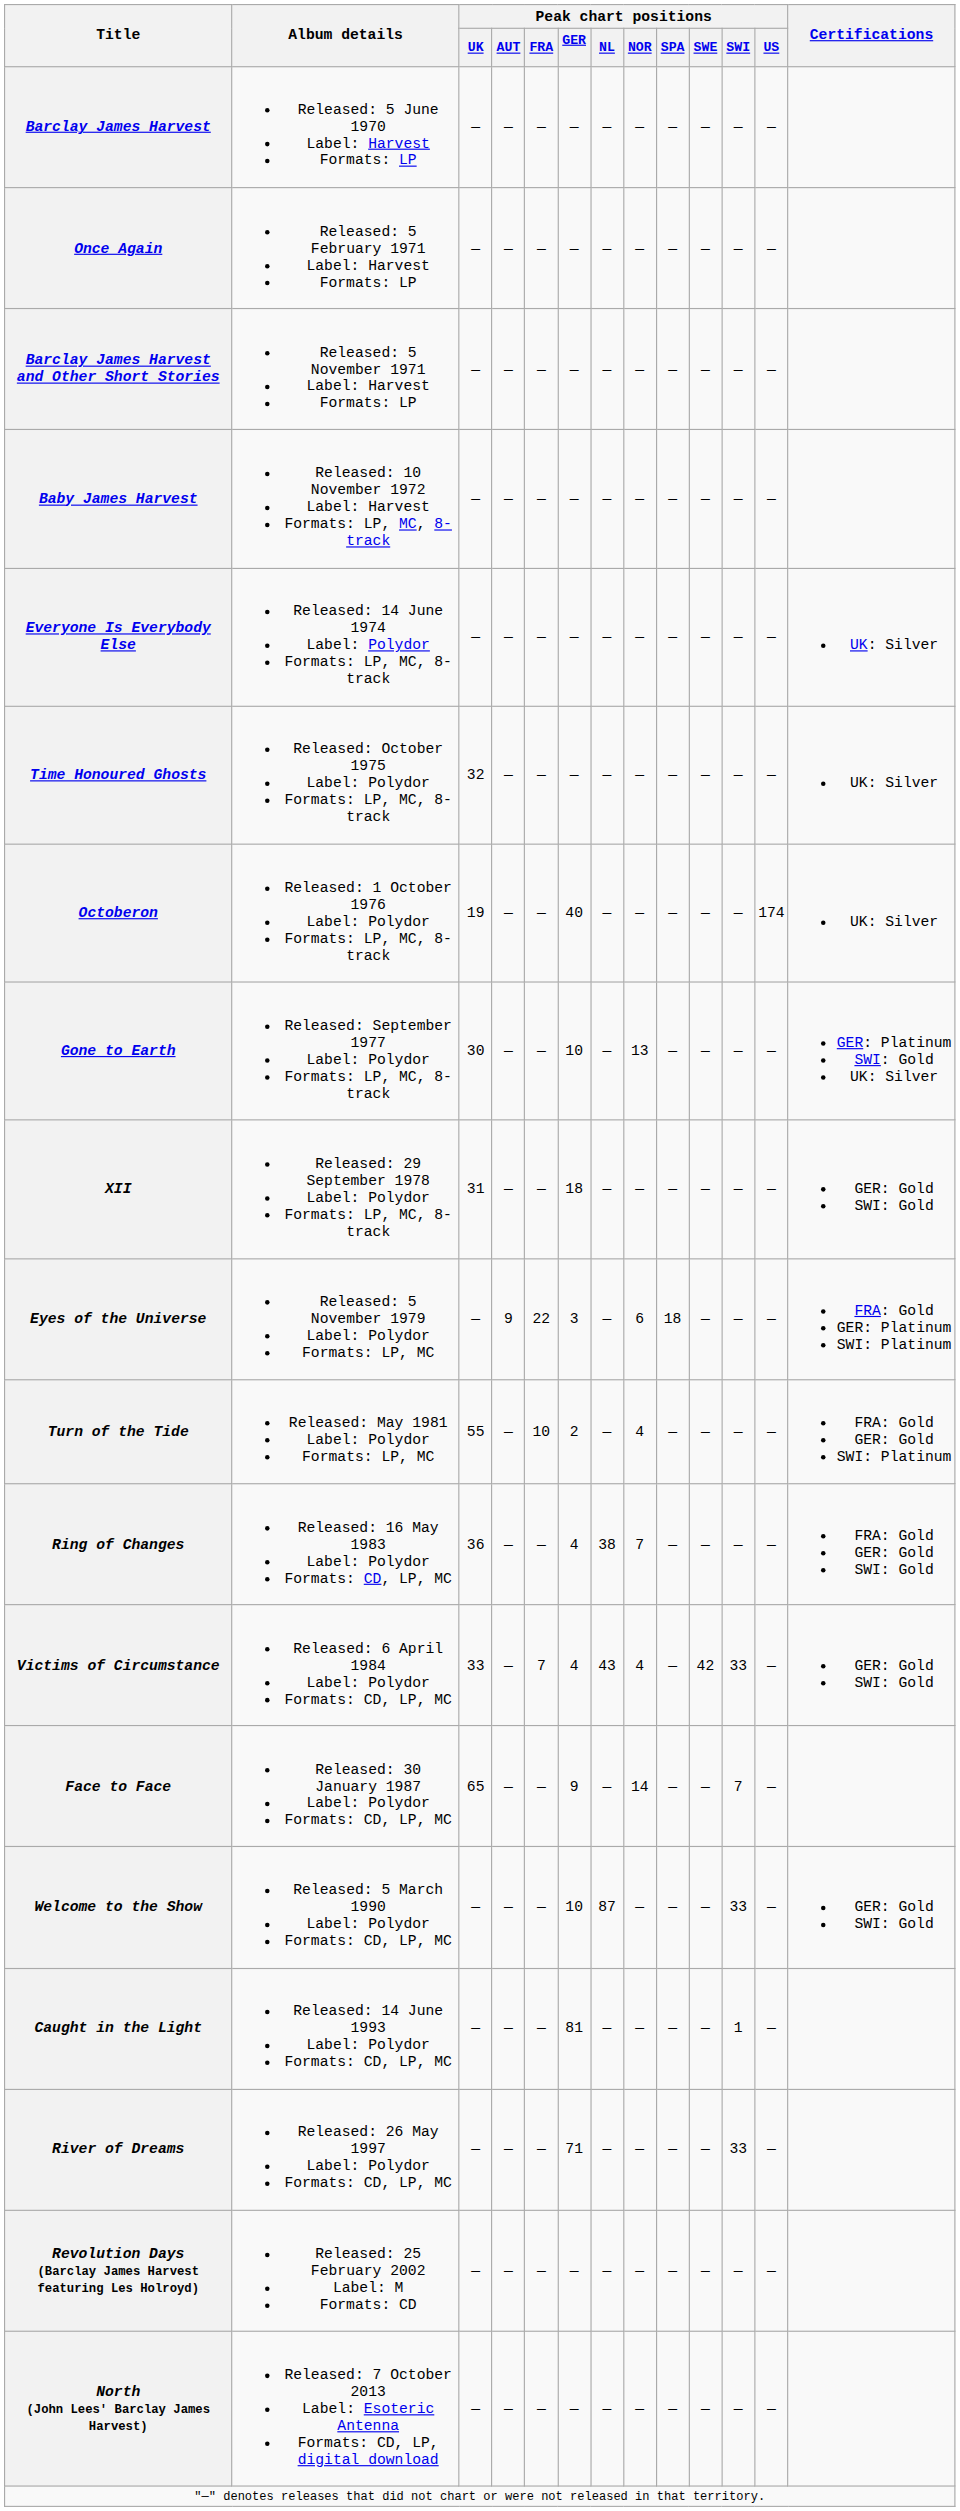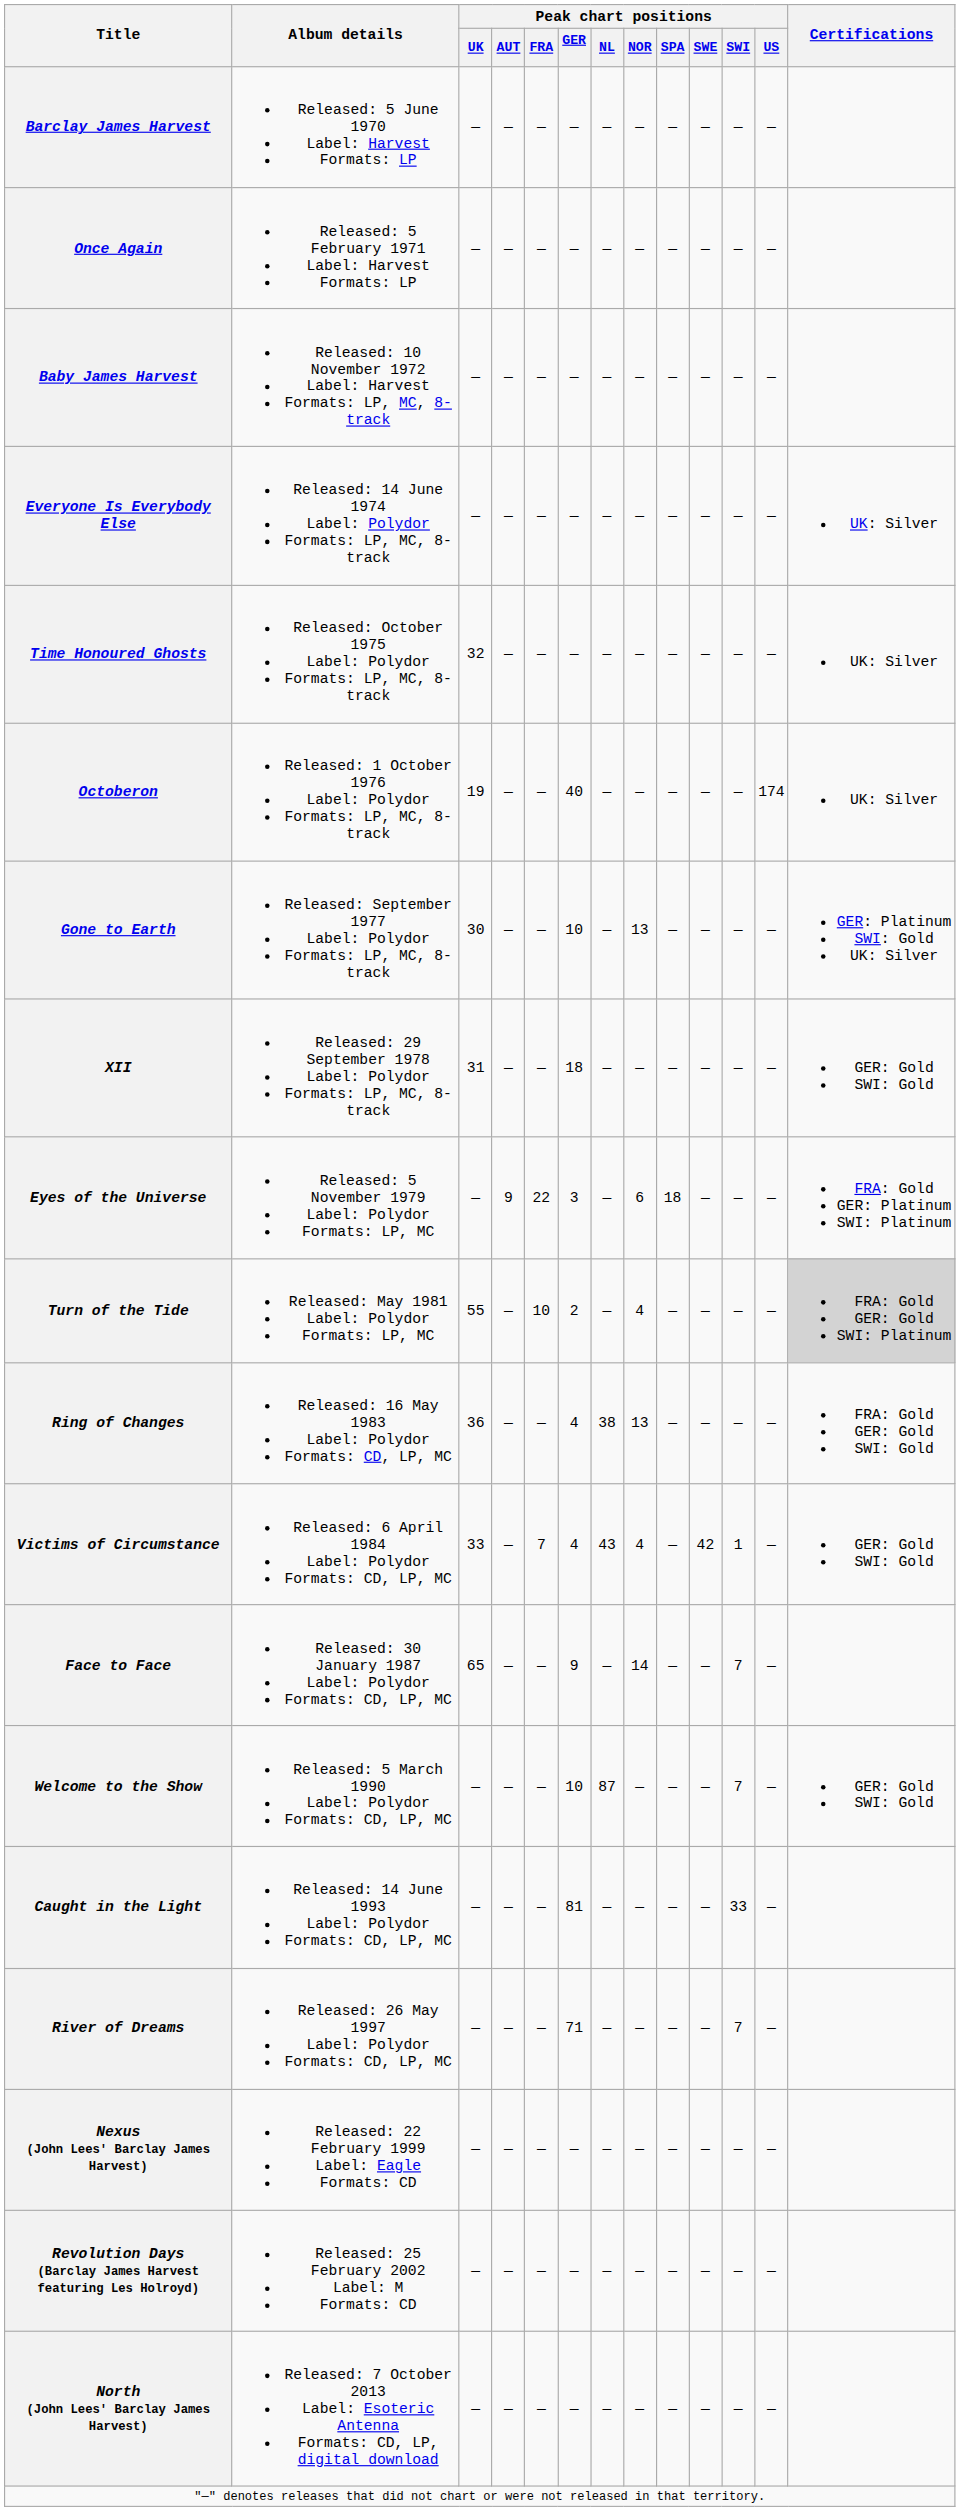- row: (118, 369)
(871, 1440) no background -> (871, 1319) lightgrey background
(640, 1544) 7 -> (640, 1423) 13
(738, 1665) 33 -> (738, 1544) 1
(738, 1908) 33 -> (738, 1786) 7
(738, 2029) 1 -> (738, 1908) 33
(738, 2150) 33 -> (738, 2029) 7
+ row: (118, 2149)
